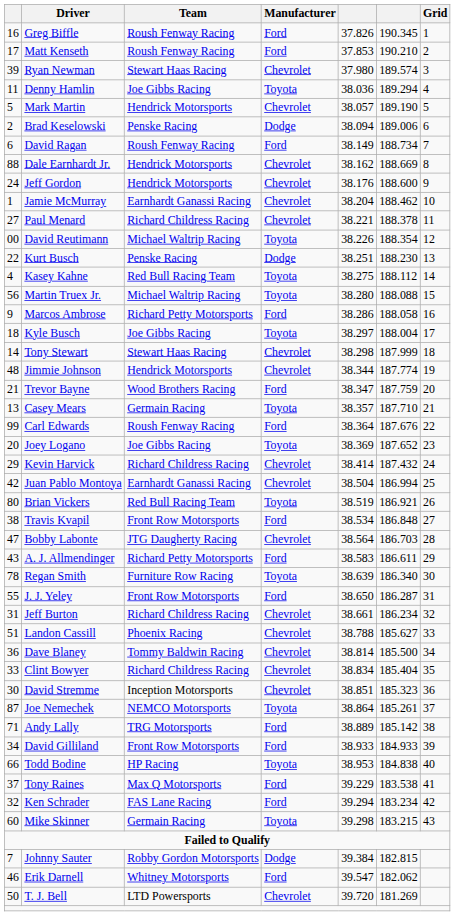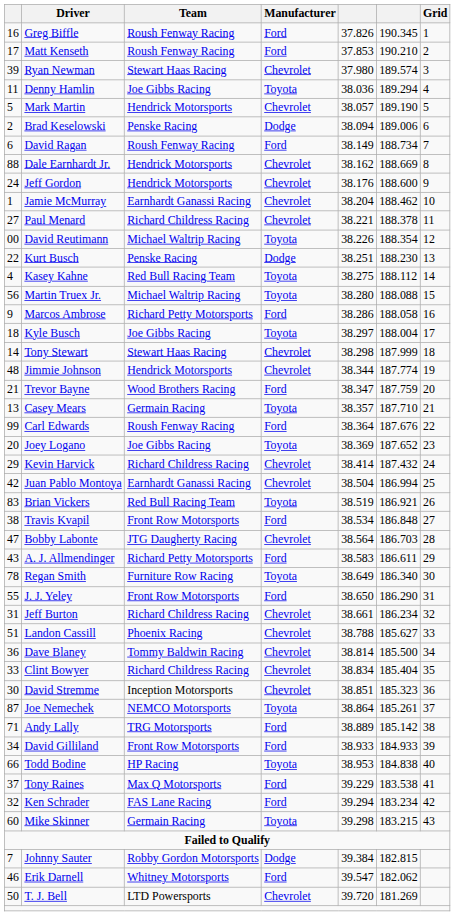(13, 502) 80 -> (13, 502) 83
(357, 577) 38.639 -> (357, 577) 38.649
(398, 595) 186.287 -> (398, 595) 186.290
